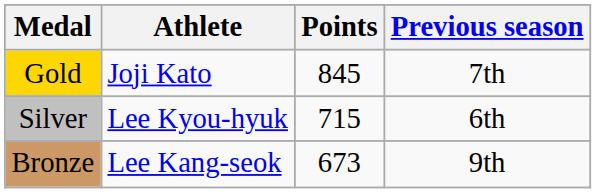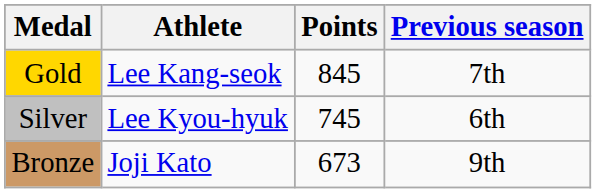(160, 72) Joji Kato -> (194, 72) Lee Kang-seok
(339, 118) 715 -> (339, 118) 745
(194, 163) Lee Kang-seok -> (160, 163) Joji Kato
